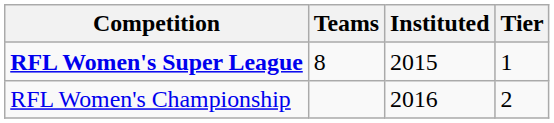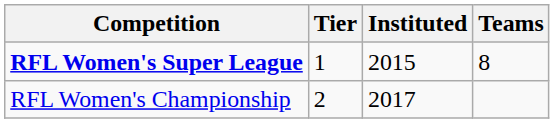columns swapped: (346, 23) <-> (522, 23)
(414, 99) 2016 -> (392, 99) 2017
